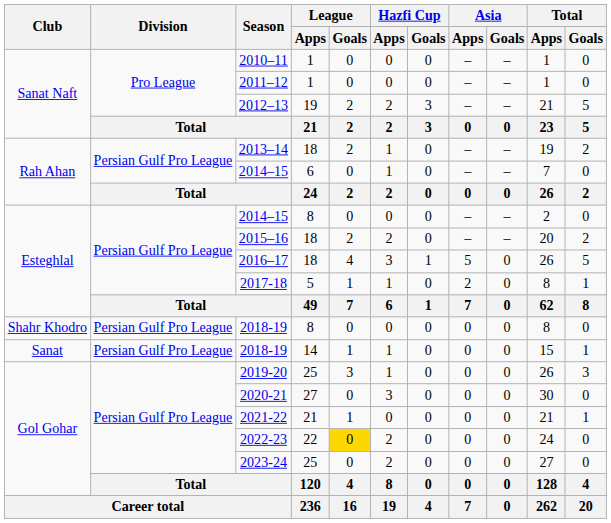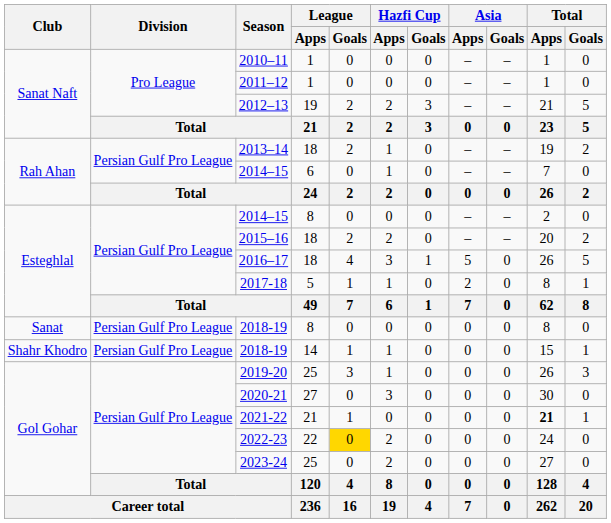(47, 328) Shahr Khodro -> (47, 328) Sanat
(47, 350) Sanat -> (47, 350) Shahr Khodro
(546, 417) normal -> (546, 417) bold
